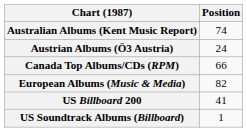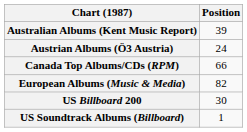(221, 30) 74 -> (221, 30) 39
(221, 100) 41 -> (221, 100) 30
